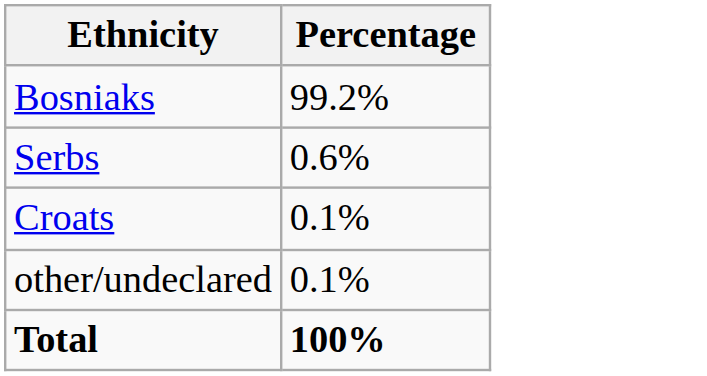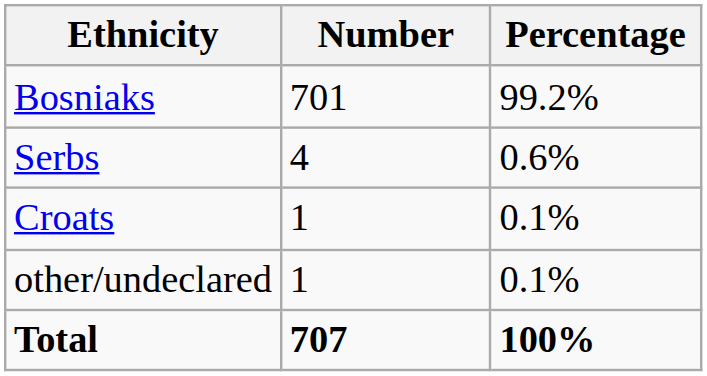+ column: (386, 34)
